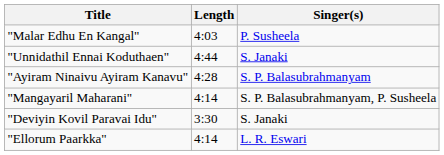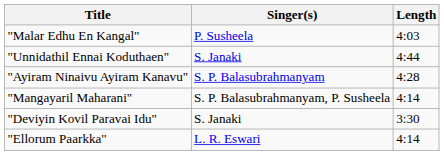columns swapped: (338, 14) <-> (214, 14)
